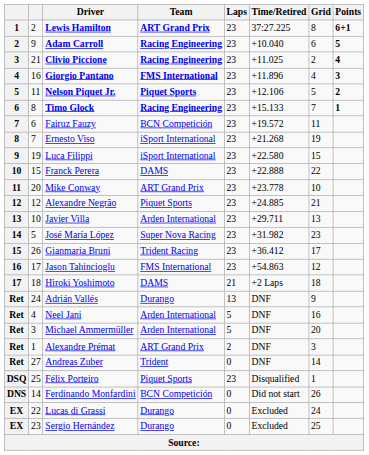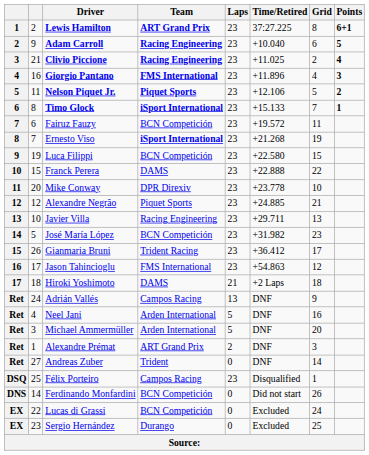(181, 107) Racing Engineering -> (182, 107) iSport International
(178, 139) normal -> (182, 139) bold
(178, 155) iSport International -> (176, 155) BCN Competición
(172, 187) ART Grand Prix -> (166, 187) DPR Direxiv
(178, 219) Arden International -> (179, 219) Racing Engineering
(178, 235) Super Nova Racing -> (176, 235) BCN Competición
(157, 298) Durango -> (171, 298) Campos Racing
(166, 378) Piquet Sports -> (171, 378) Campos Racing
(157, 410) Durango -> (176, 410) BCN Competición
